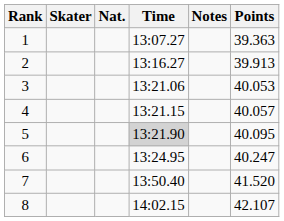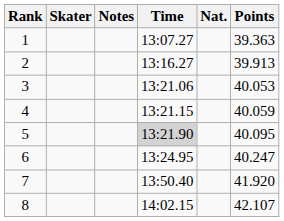columns swapped: (112, 16) <-> (209, 16)
(254, 110) 40.057 -> (254, 110) 40.059
(254, 181) 41.520 -> (254, 181) 41.920
